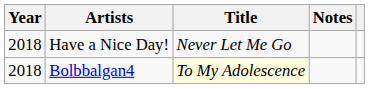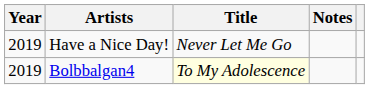(25, 44) 2018 -> (25, 44) 2019
(25, 70) 2018 -> (25, 70) 2019
